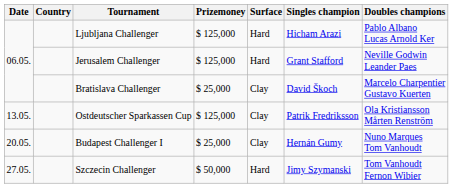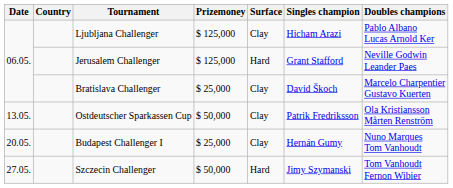(260, 33) Hard -> (259, 33) Clay
(216, 115) $ 125,000 -> (213, 115) $ 50,000
